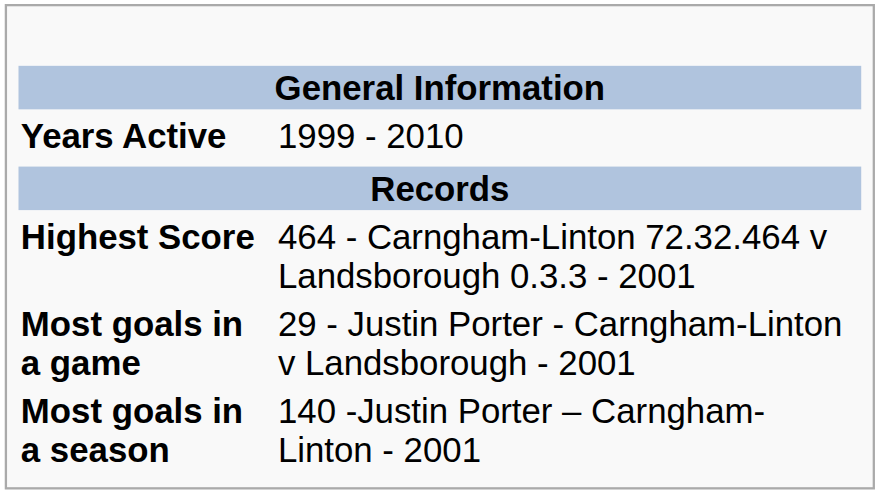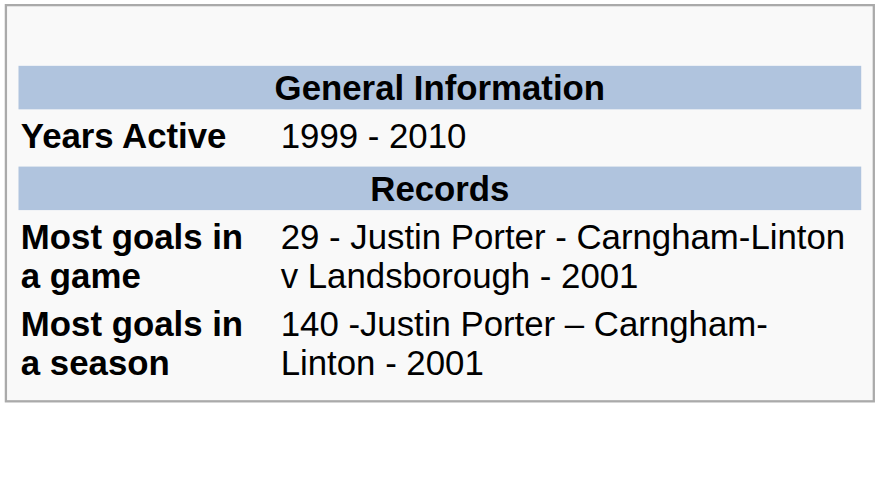- row: (138, 237)
